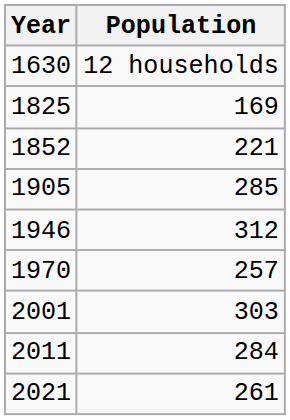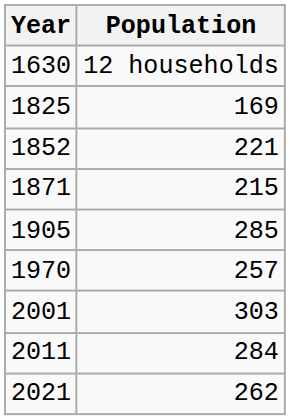+ row: (41, 189)
- row: (41, 230)
(256, 393) 261 -> (256, 393) 262
